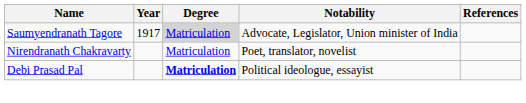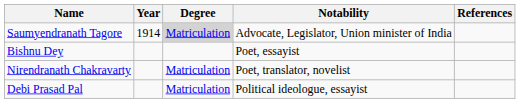(148, 32) 1917 -> (148, 32) 1914
+ row: (35, 51)
(201, 70) bold -> (198, 88) normal
